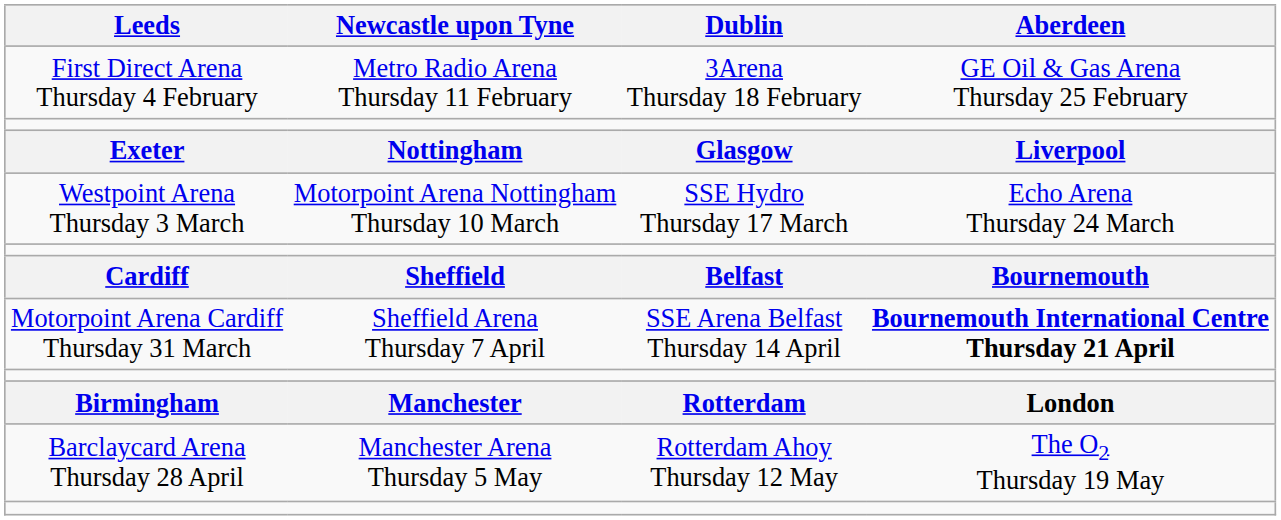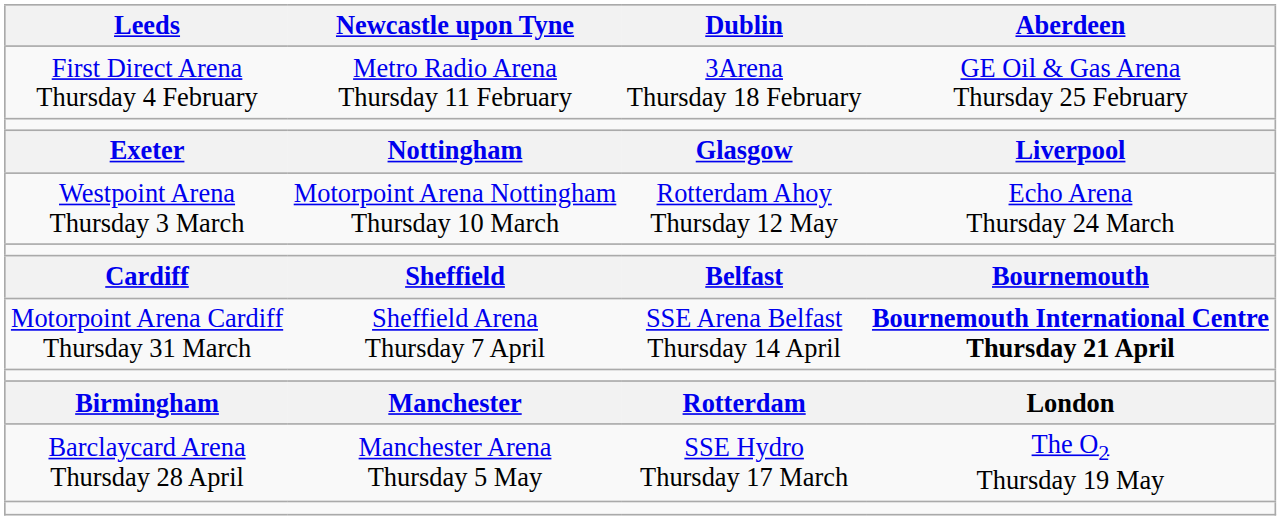(744, 207) SSE Hydro Thursday 17 March -> (744, 207) Rotterdam Ahoy Thursday 12 May
(744, 462) Rotterdam Ahoy Thursday 12 May -> (744, 462) SSE Hydro Thursday 17 March
